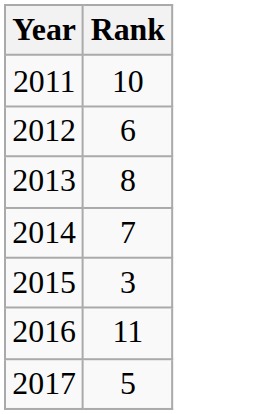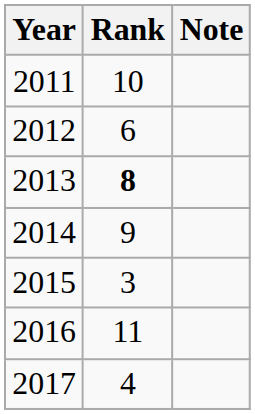+ column: (212, 29)
(128, 181) normal -> (128, 181) bold
(128, 231) 7 -> (128, 231) 9
(128, 383) 5 -> (128, 383) 4
